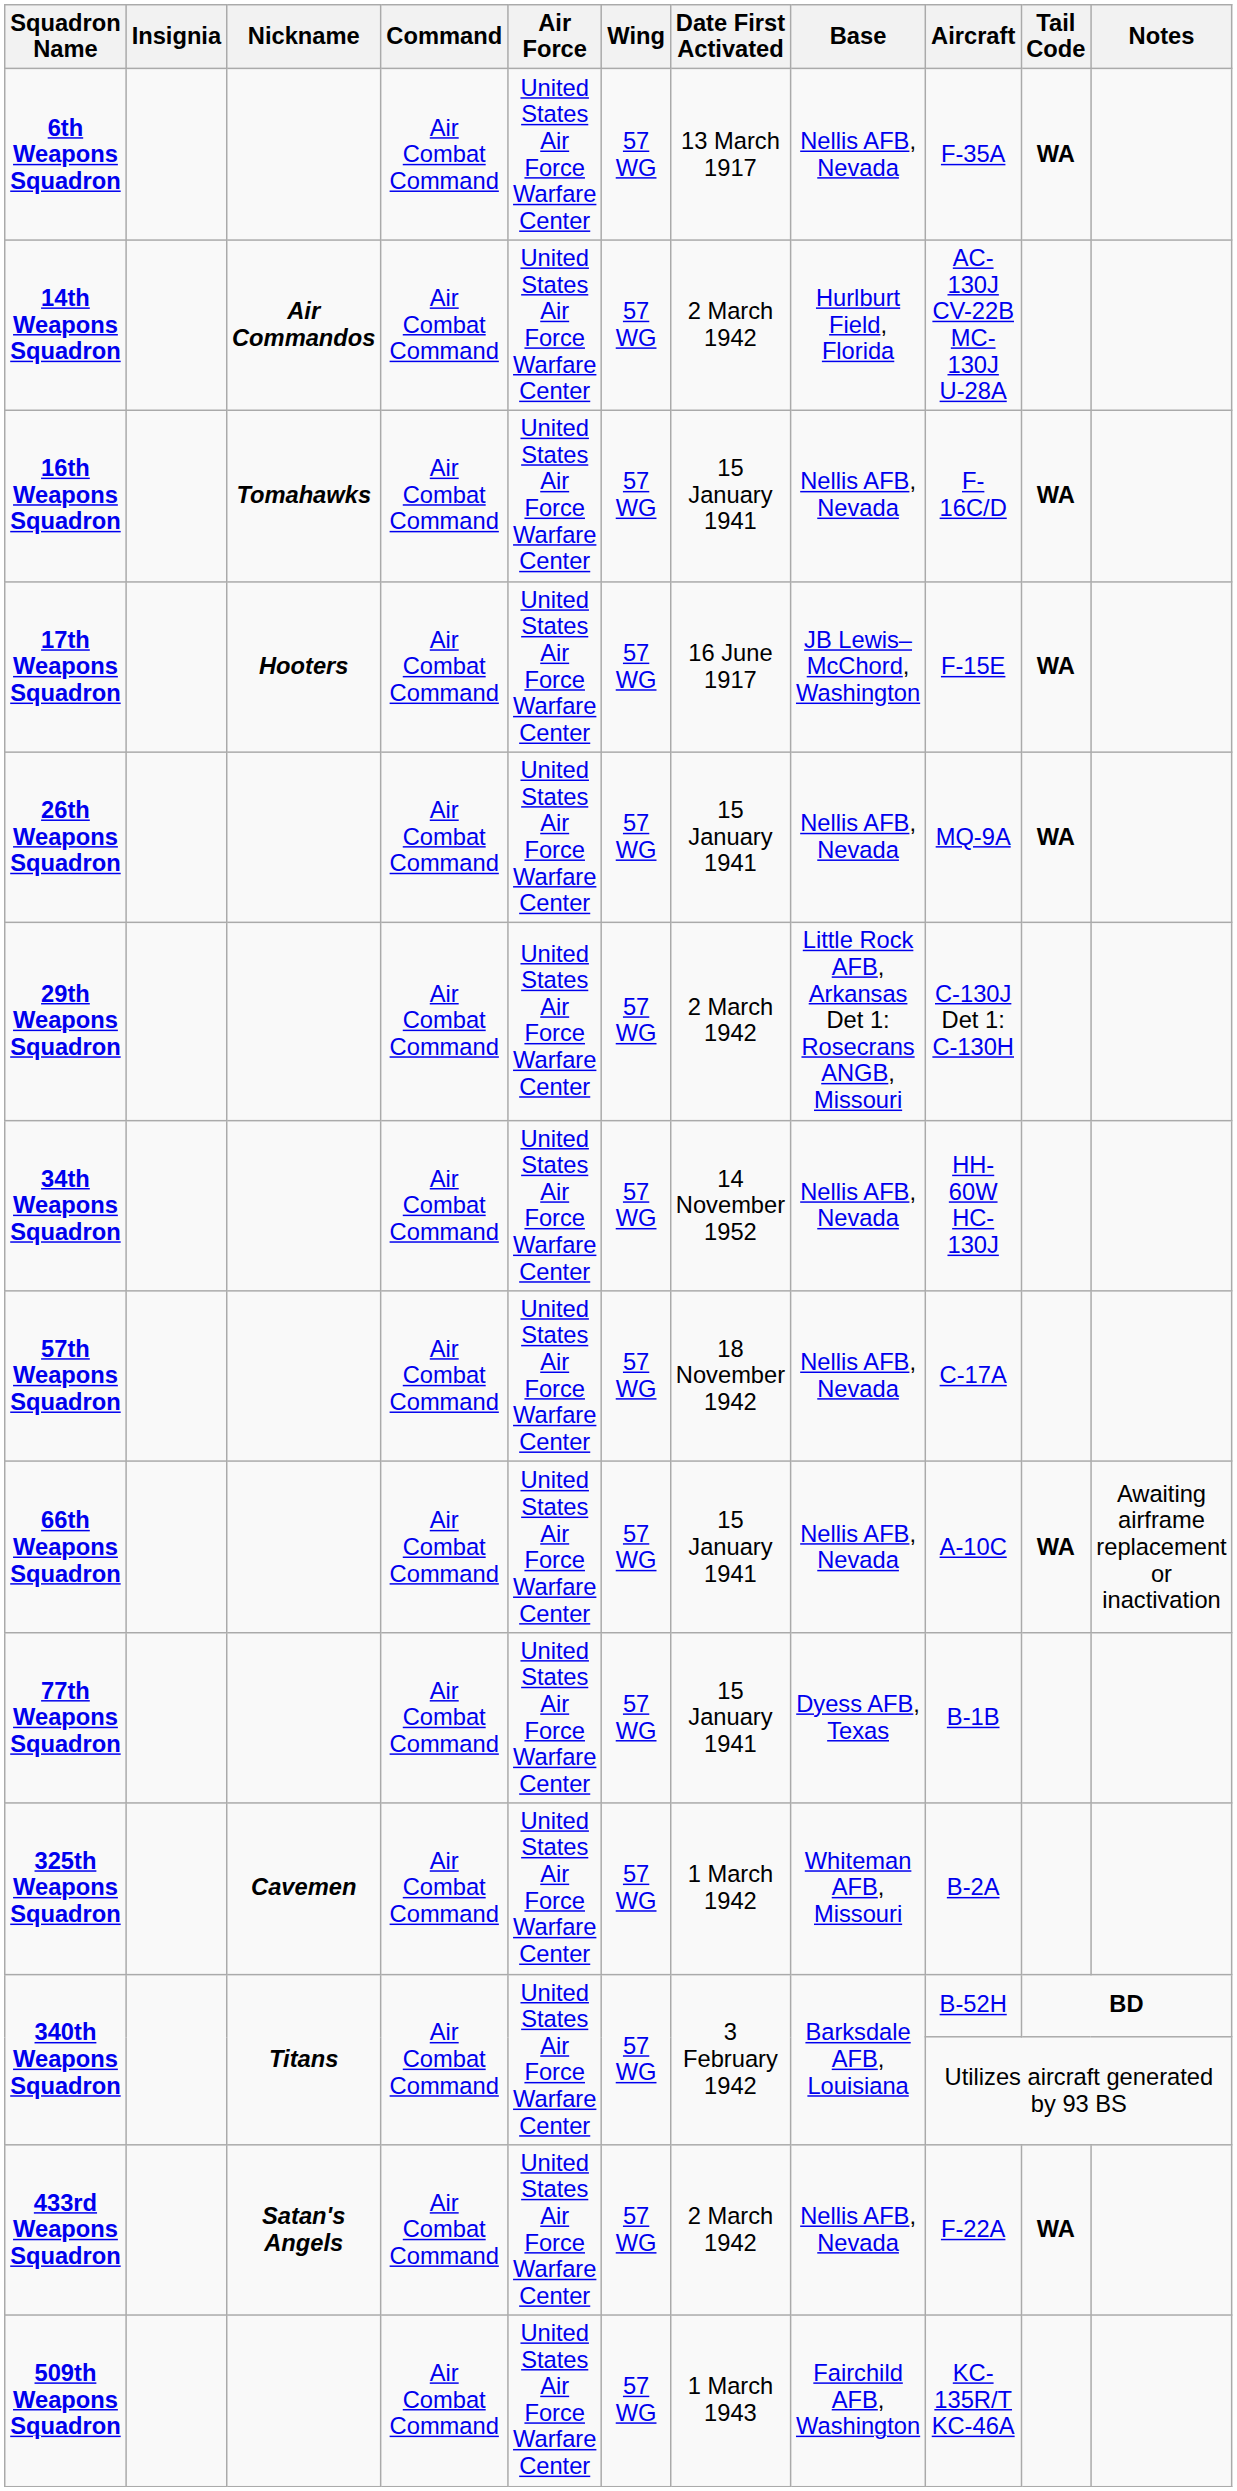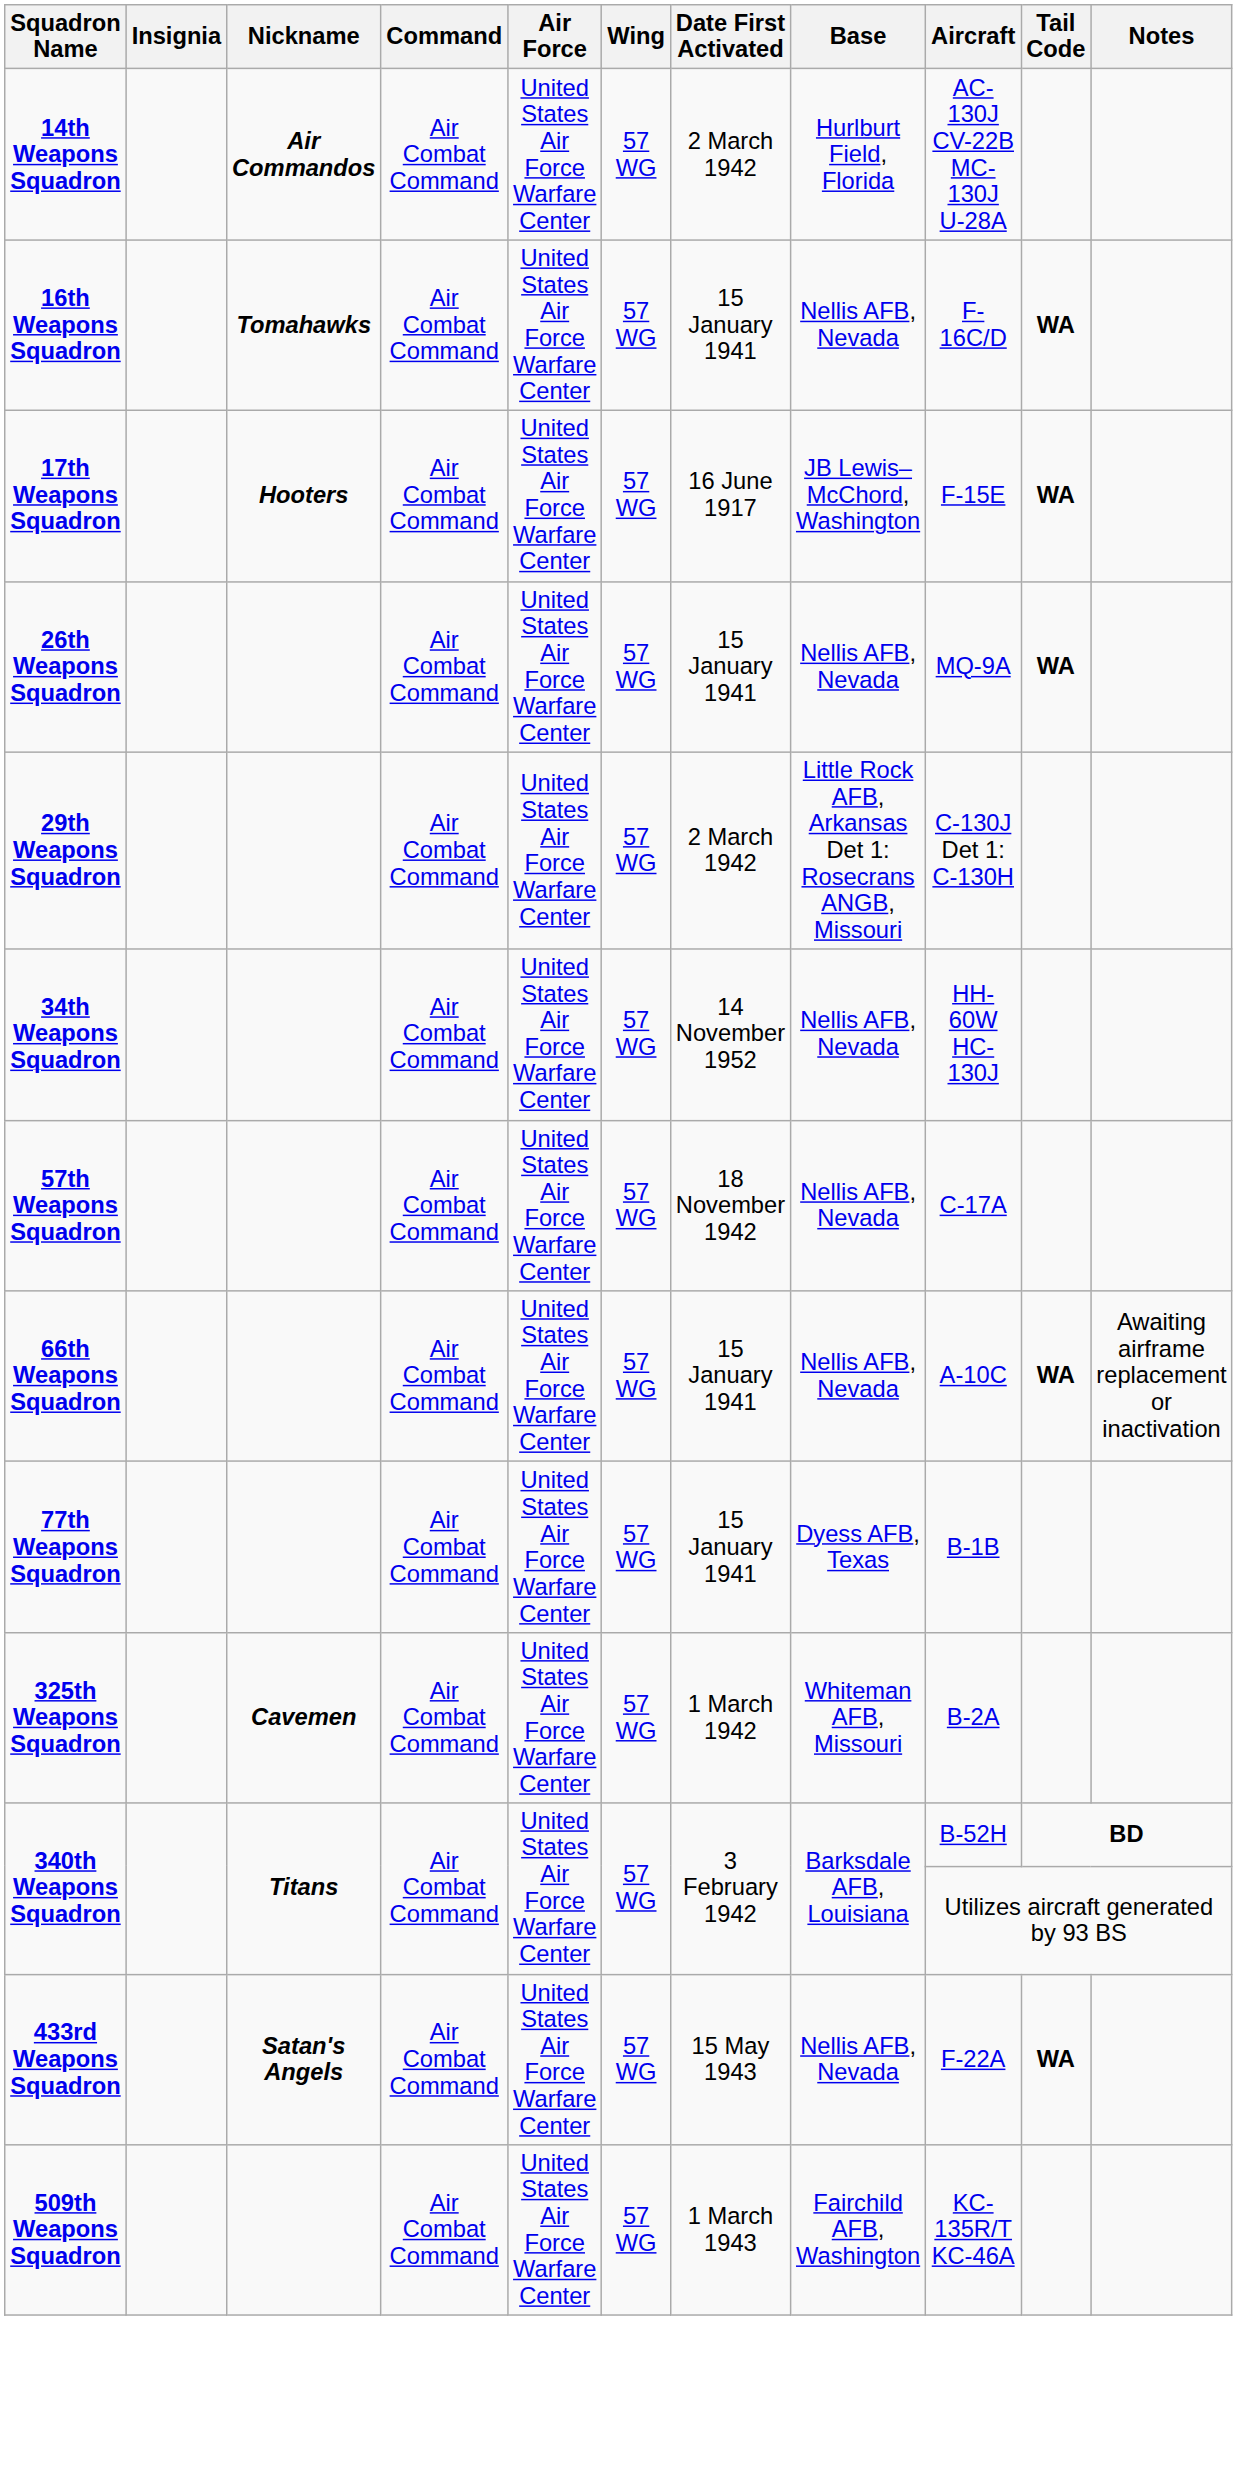- row: (65, 154)
(730, 2229) 2 March 1942 -> (730, 2059) 15 May 1943
